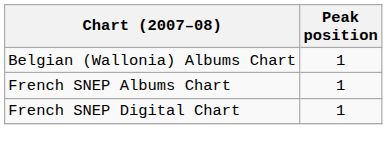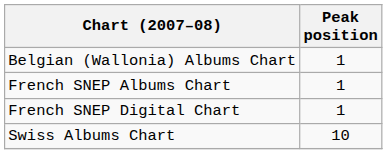+ row: (92, 136)
